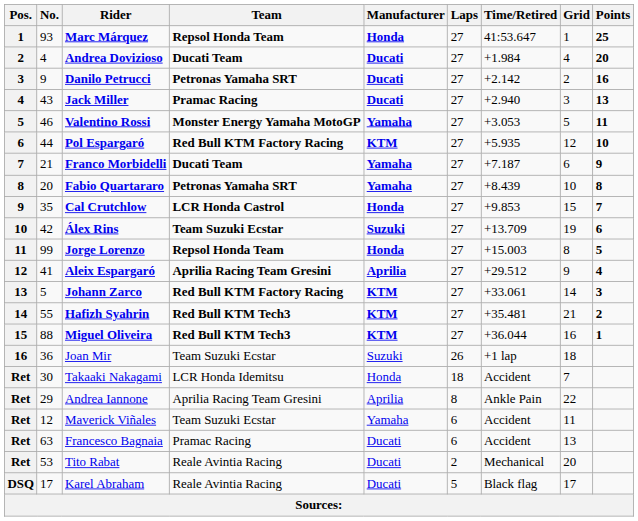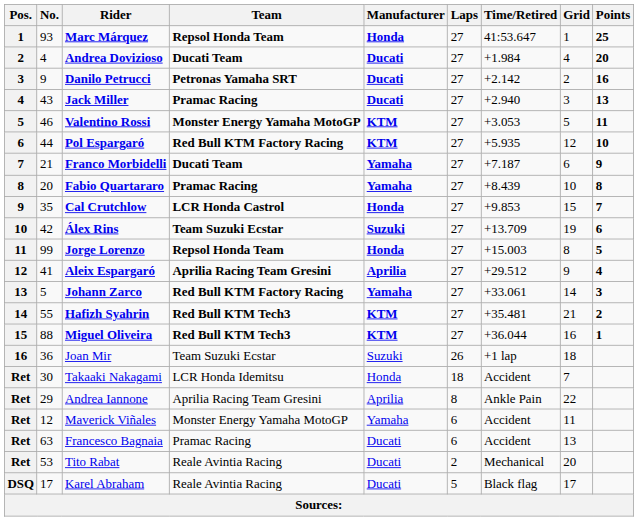(389, 121) Yamaha -> (382, 121) KTM
(235, 185) Petronas Yamaha SRT -> (215, 185) Pramac Racing
(382, 292) KTM -> (389, 292) Yamaha
(224, 420) Team Suzuki Ecstar -> (260, 420) Monster Energy Yamaha MotoGP
